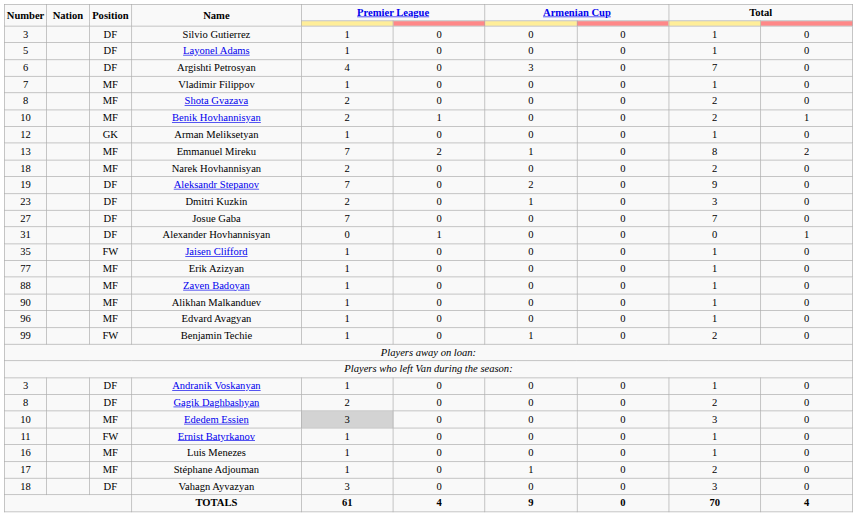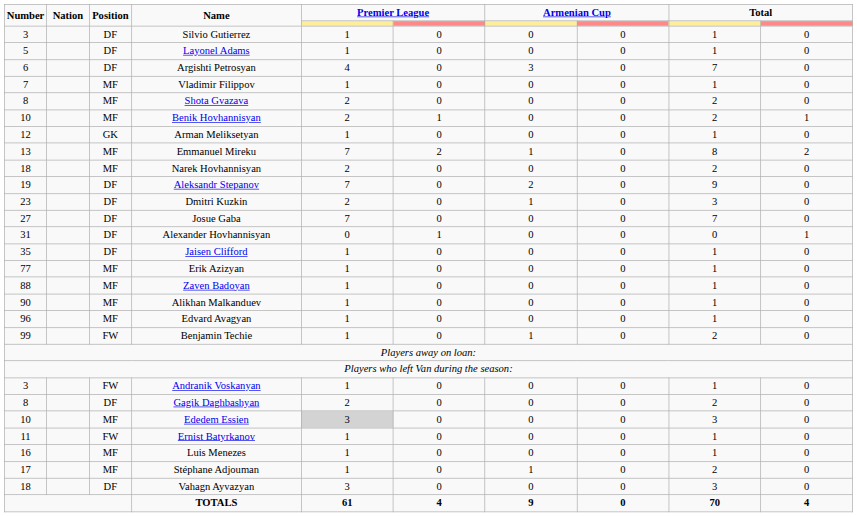(110, 252) FW -> (110, 252) DF
(110, 386) DF -> (110, 386) FW
